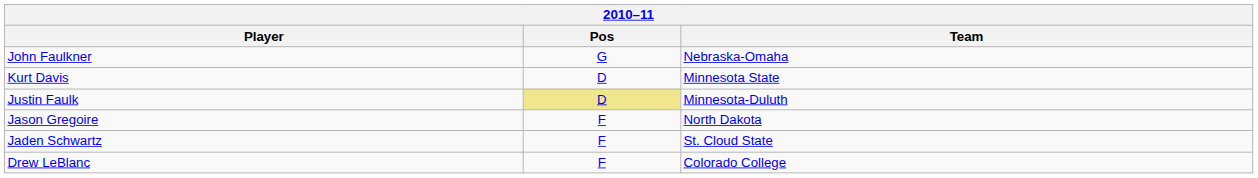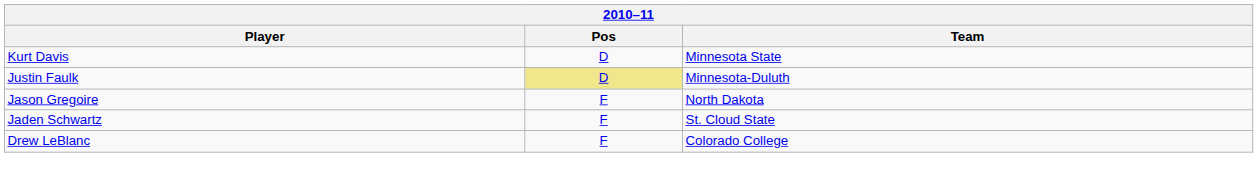- row: (50, 57)
